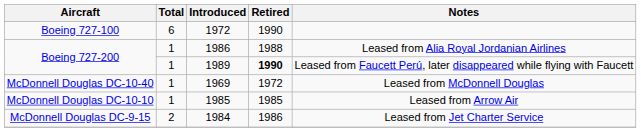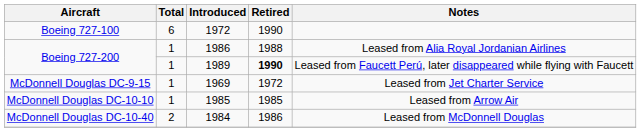(80, 83) McDonnell Douglas DC-10-40 -> (80, 83) McDonnell Douglas DC-9-15
(464, 83) Leased from McDonnell Douglas -> (464, 83) Leased from Jet Charter Service
(80, 118) McDonnell Douglas DC-9-15 -> (80, 118) McDonnell Douglas DC-10-40
(464, 118) Leased from Jet Charter Service -> (464, 118) Leased from McDonnell Douglas
